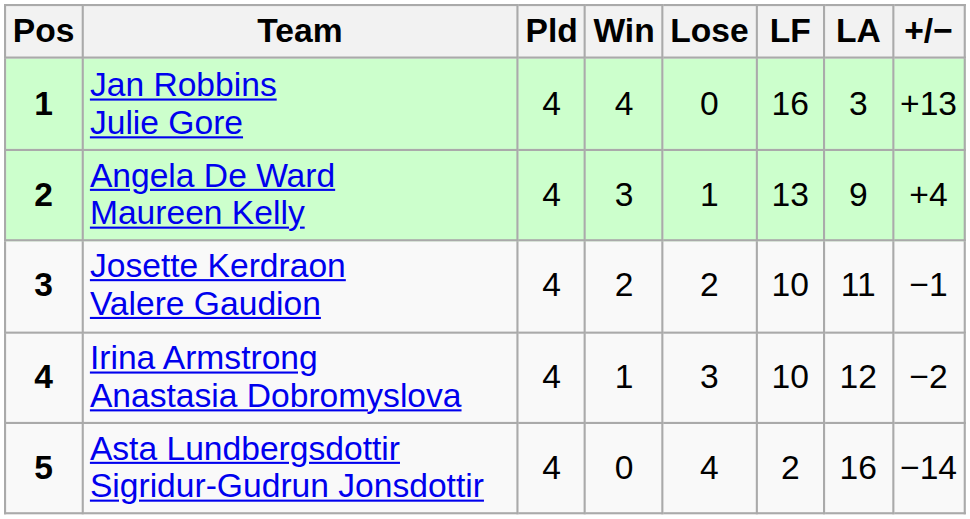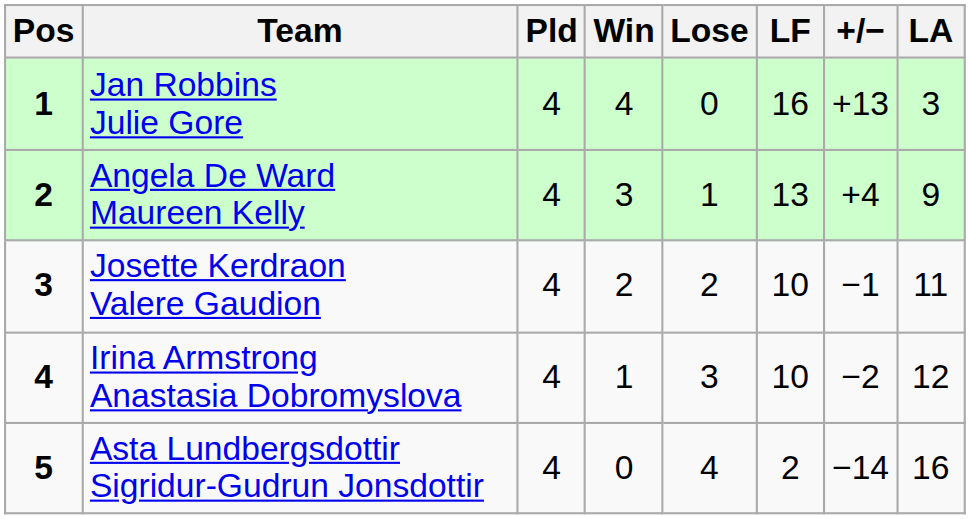columns swapped: (858, 31) <-> (929, 31)
